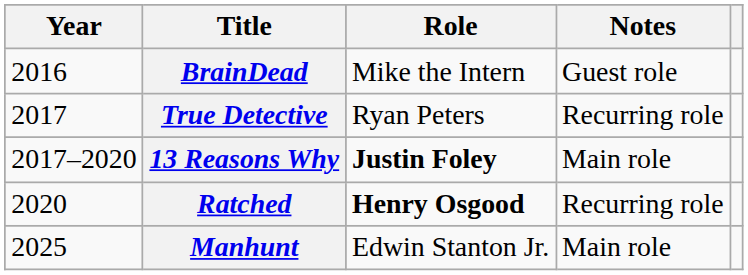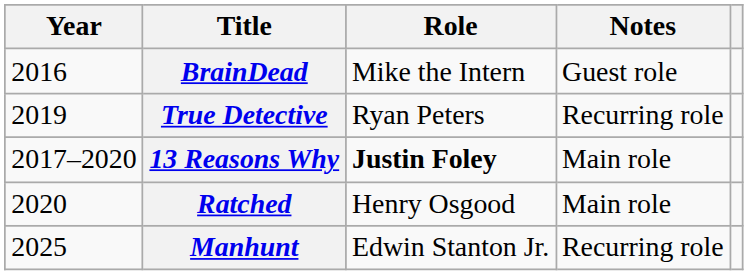(39, 114) 2017 -> (39, 114) 2019
(438, 203) bold -> (434, 203) normal
(643, 203) Recurring role -> (617, 203) Main role
(617, 247) Main role -> (643, 247) Recurring role
